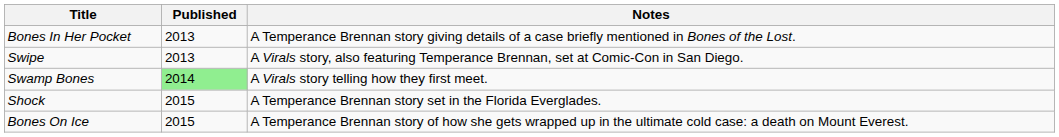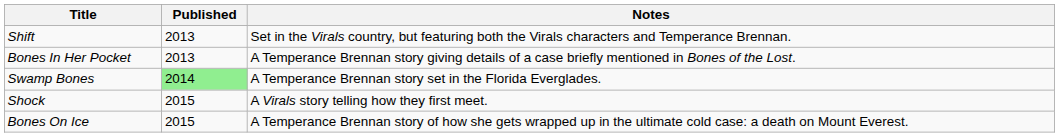+ row: (21, 36)
- row: (26, 57)
(369, 79) A Virals story telling how they first meet. -> (426, 79) A Temperance Brennan story set in the Florida Everglades.
(426, 100) A Temperance Brennan story set in the Florida Everglades. -> (369, 100) A Virals story telling how they first meet.
